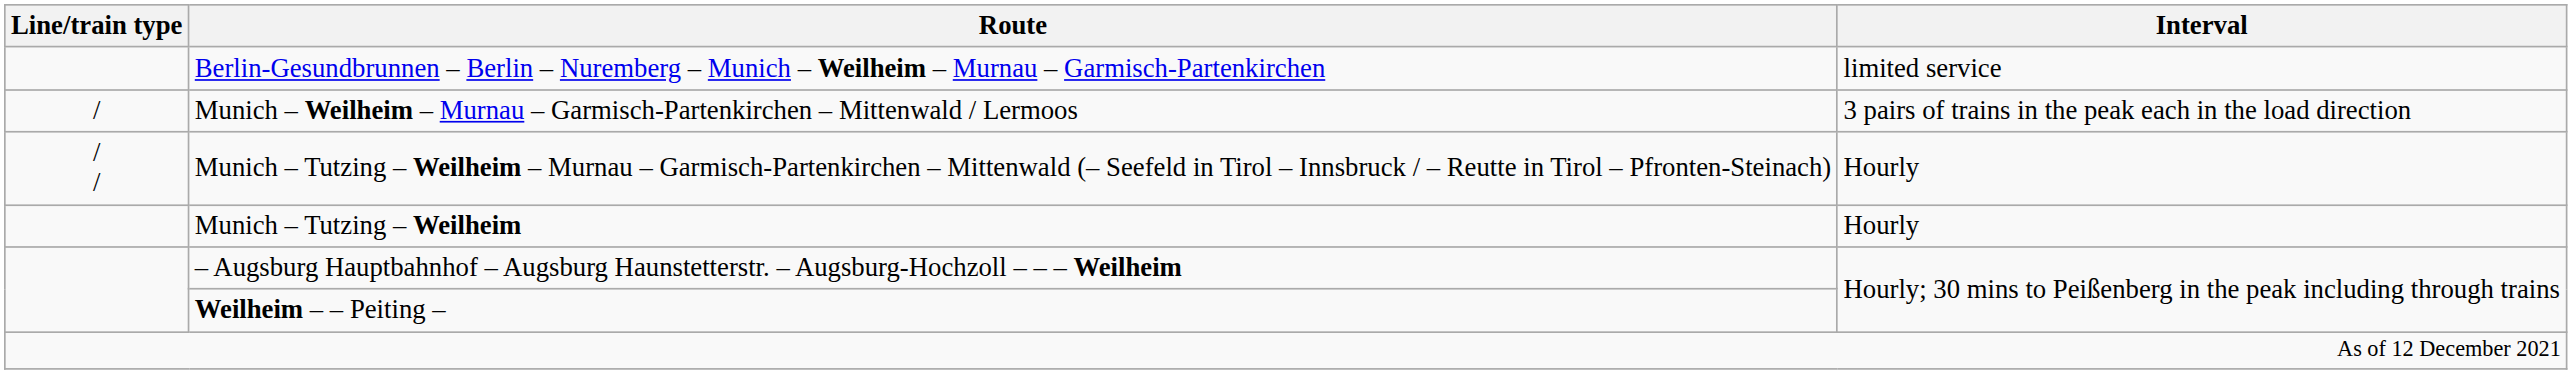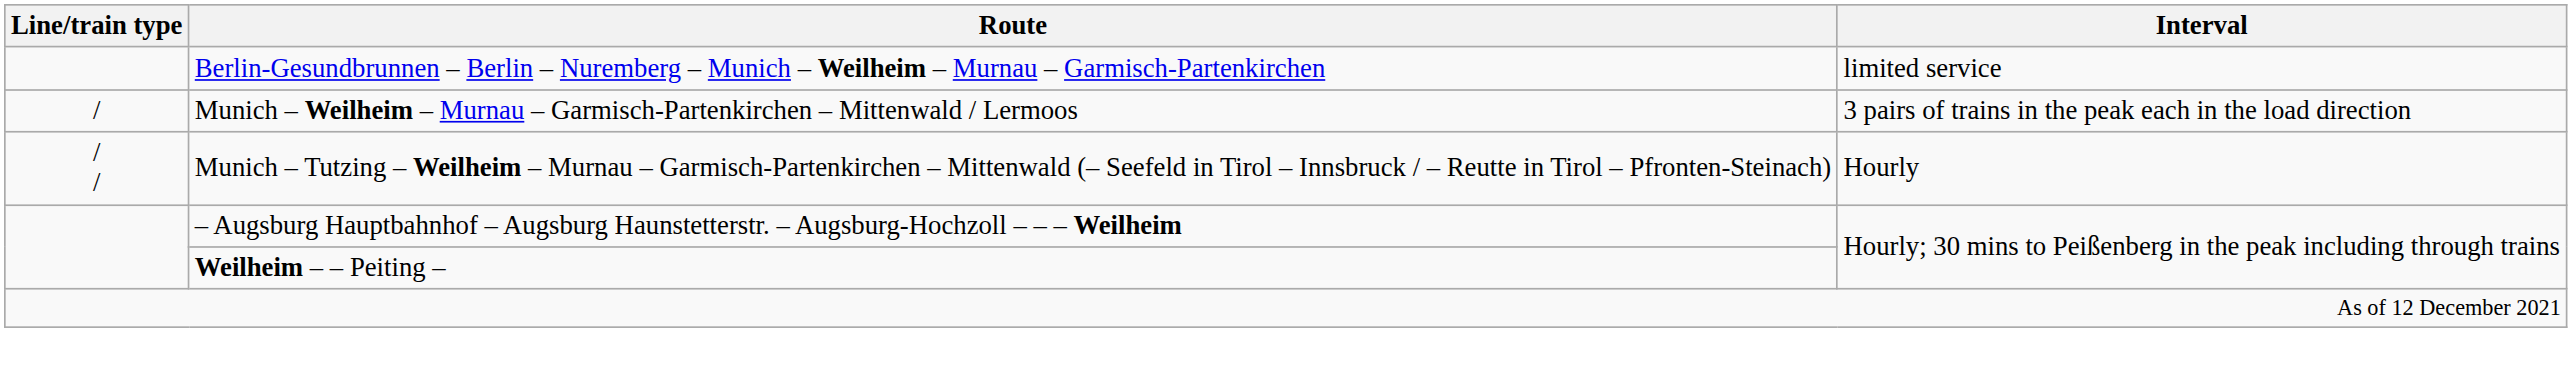- row: (358, 225)
